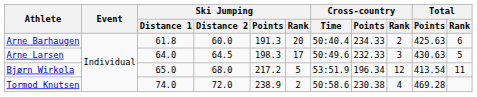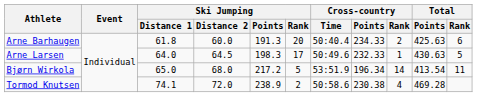(399, 55) 3 -> (399, 55) 1
(399, 70) 12 -> (399, 70) 14
(166, 84) 74.0 -> (166, 84) 74.1
